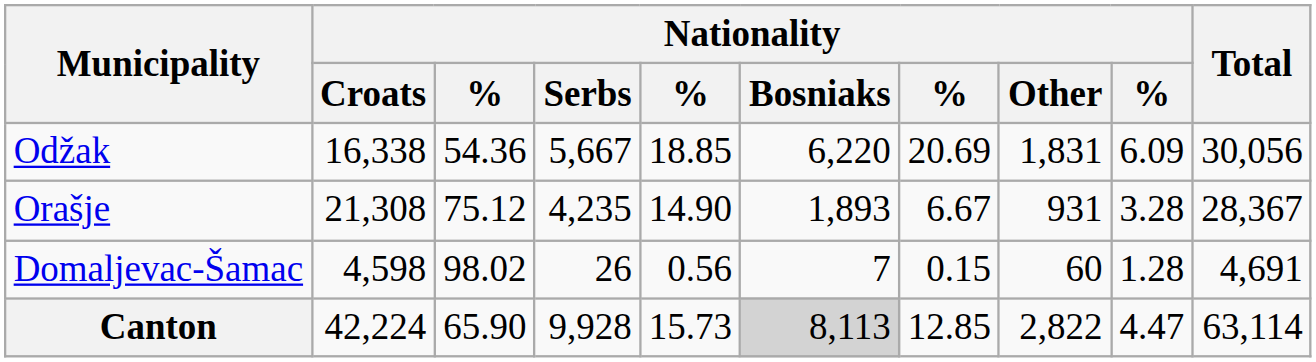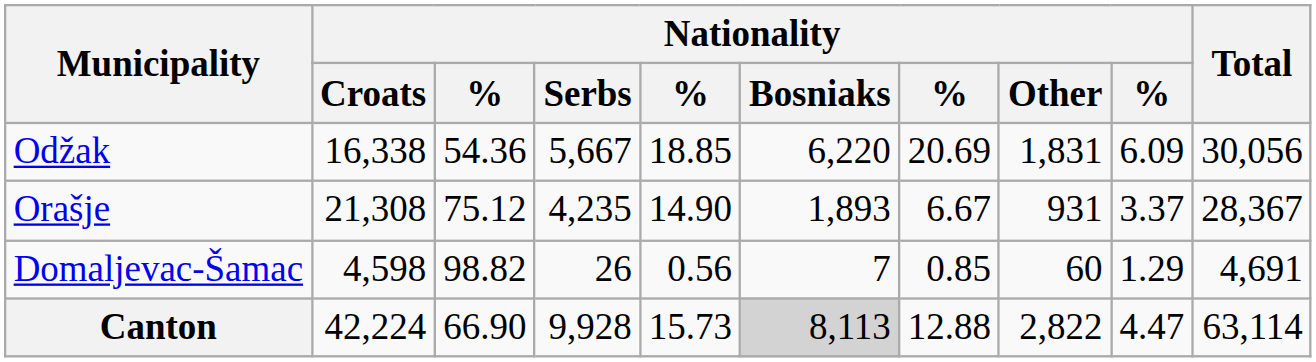(1152, 209) 3.28 -> (1152, 209) 3.37
(485, 268) 98.02 -> (485, 268) 98.82
(959, 268) 0.15 -> (959, 268) 0.85
(1152, 268) 1.28 -> (1152, 268) 1.29
(485, 326) 65.90 -> (485, 326) 66.90
(949, 326) 12.85 -> (949, 326) 12.88
